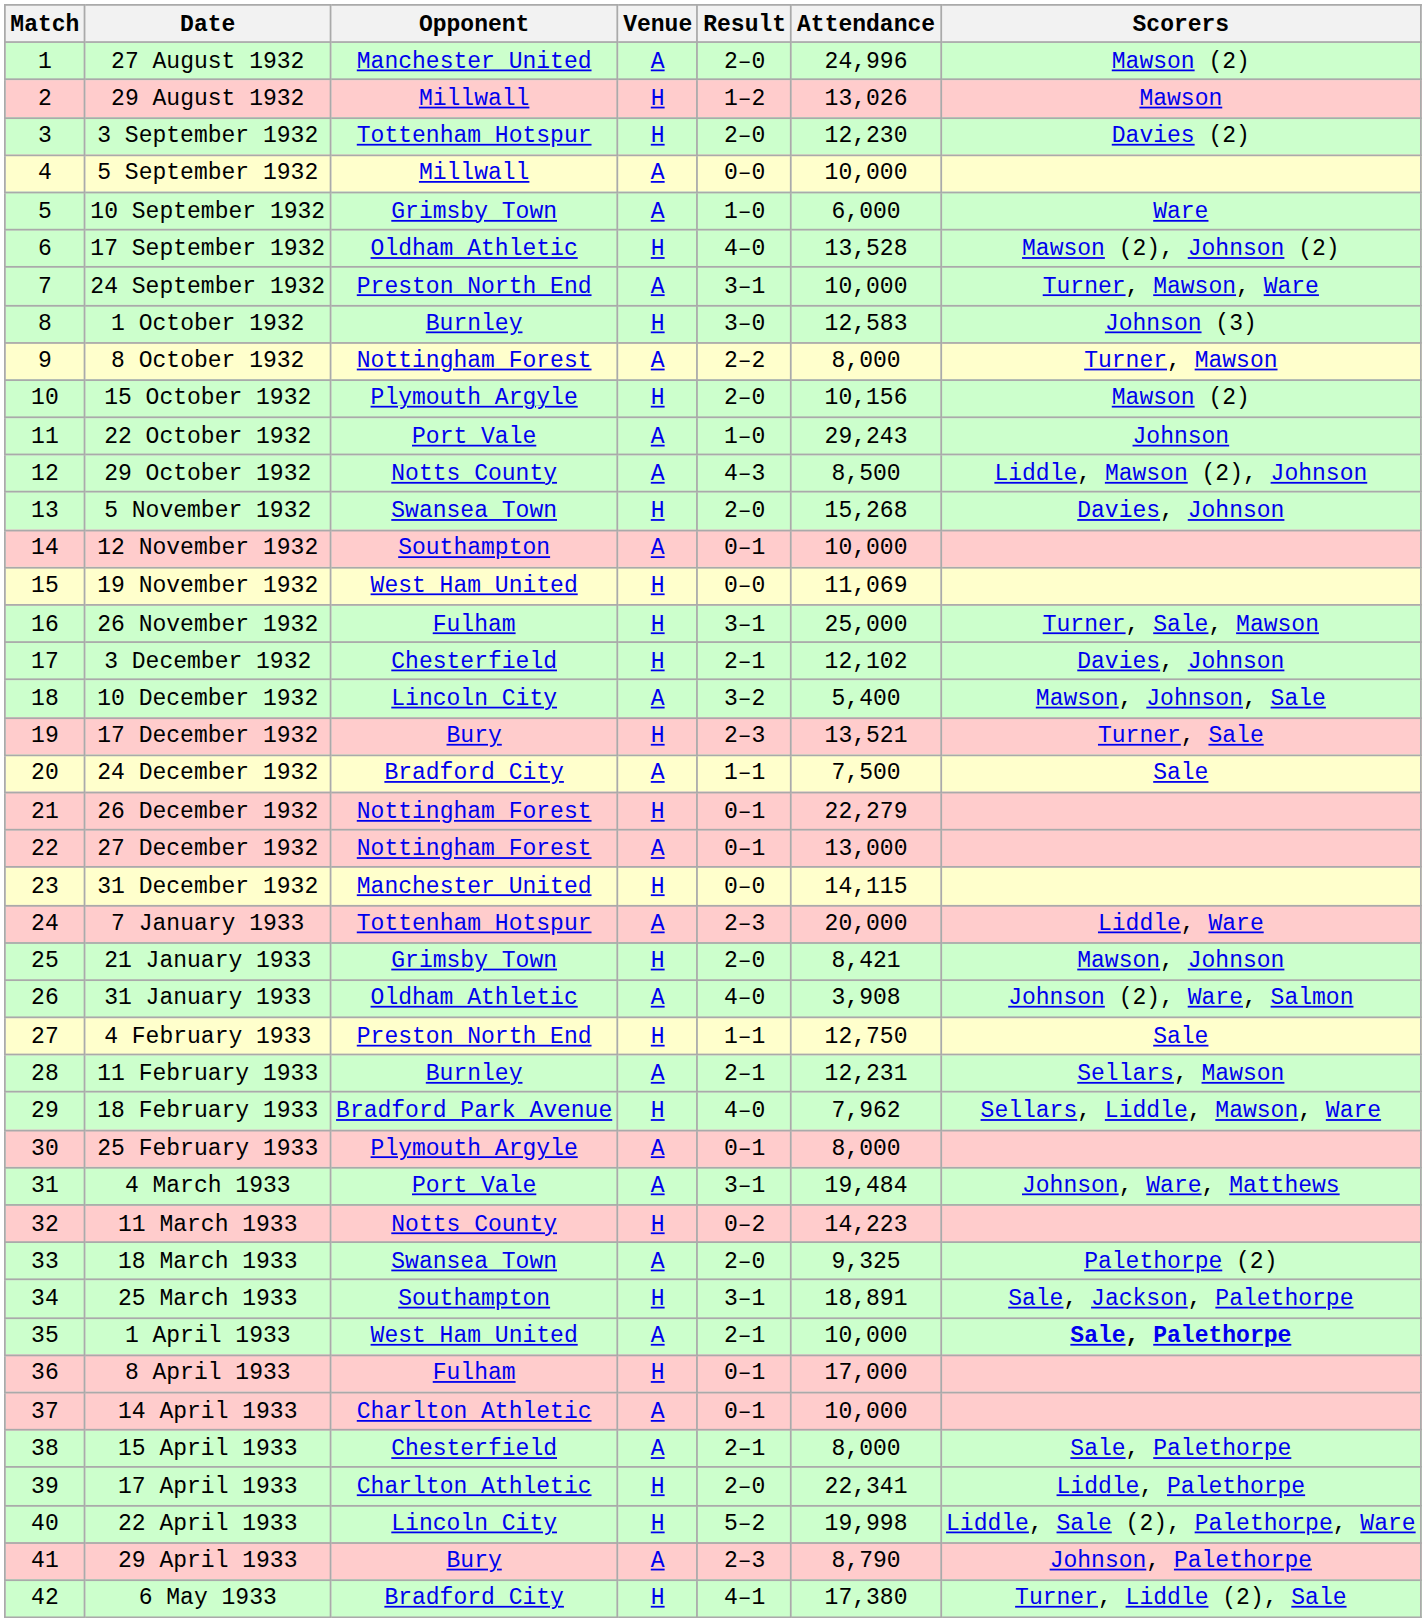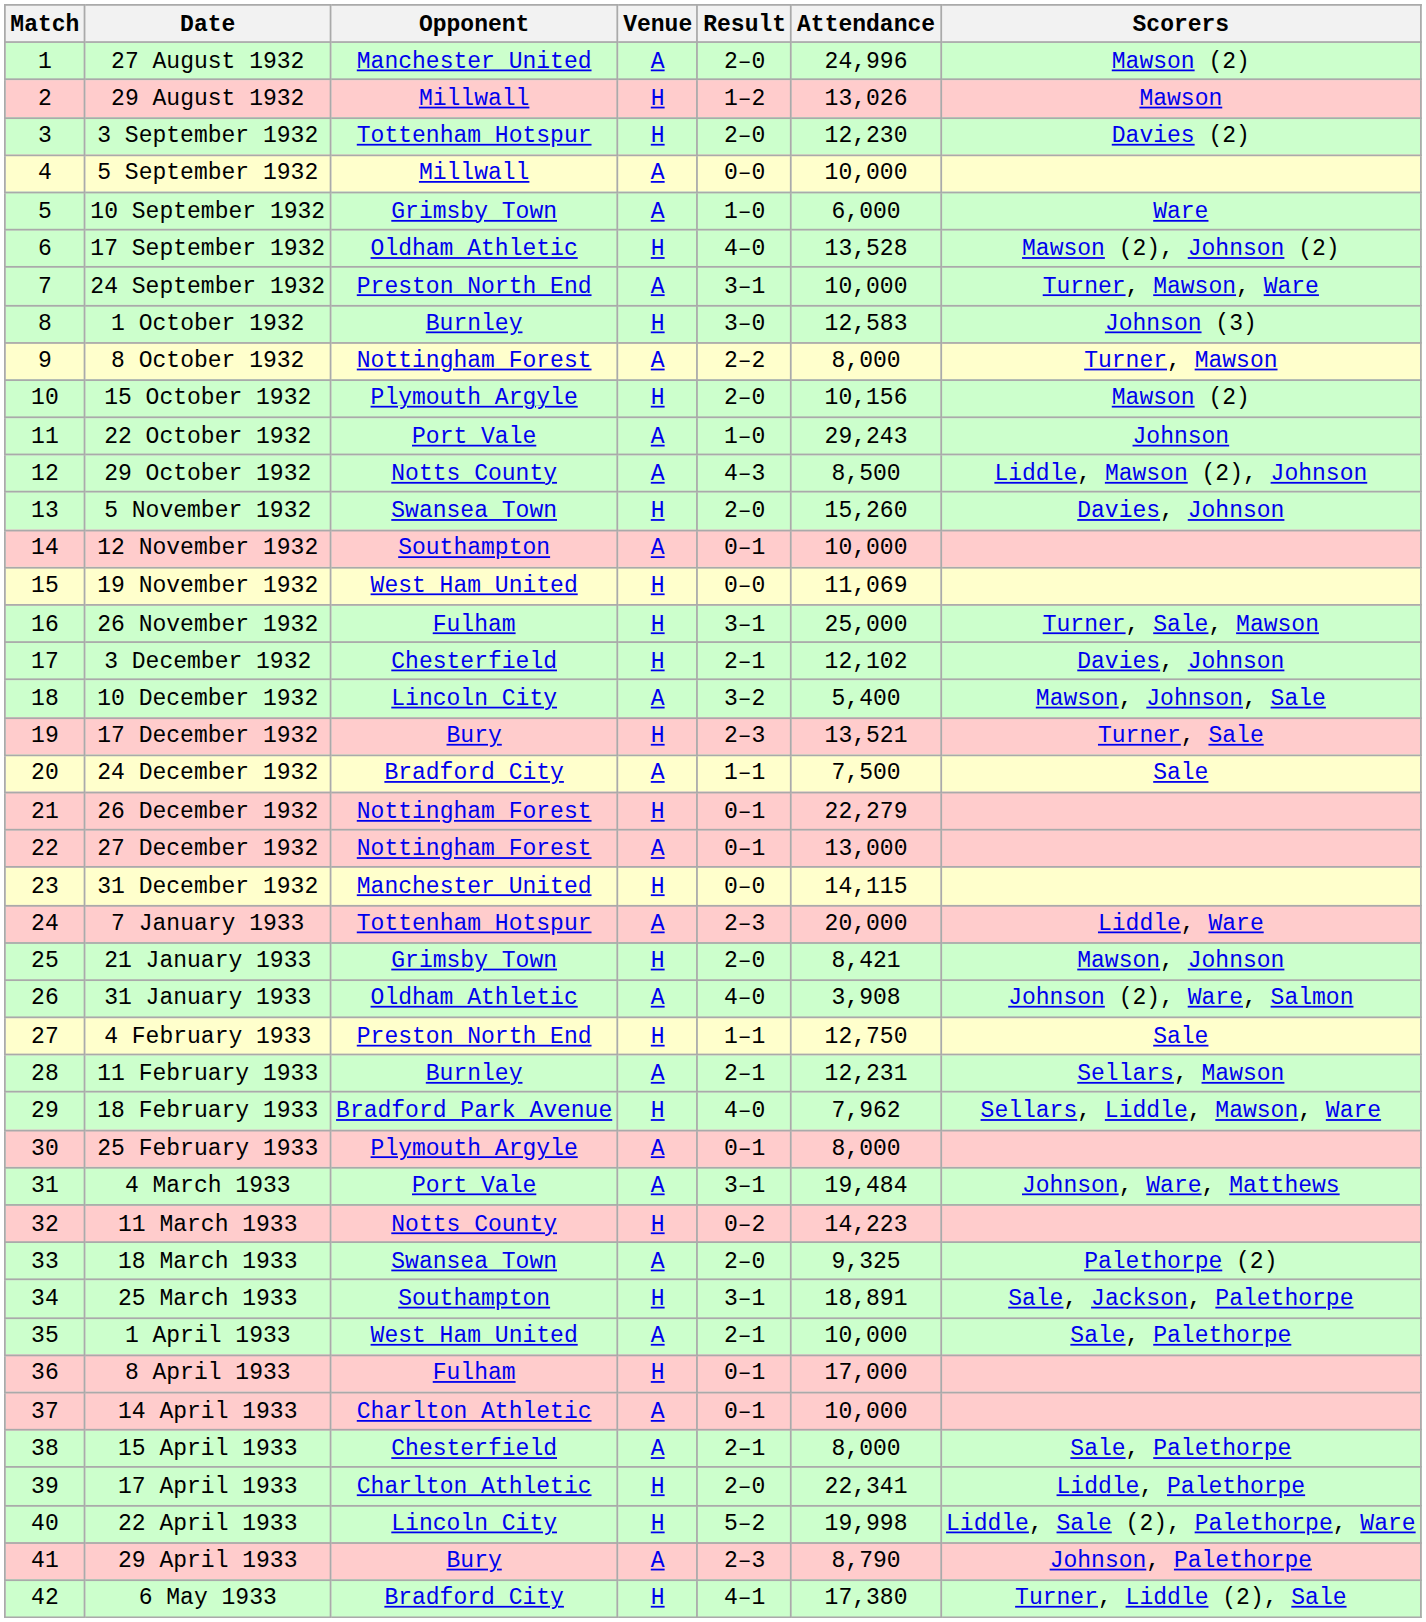(866, 511) 15,268 -> (866, 511) 15,260
(1181, 1336) bold -> (1181, 1336) normal
